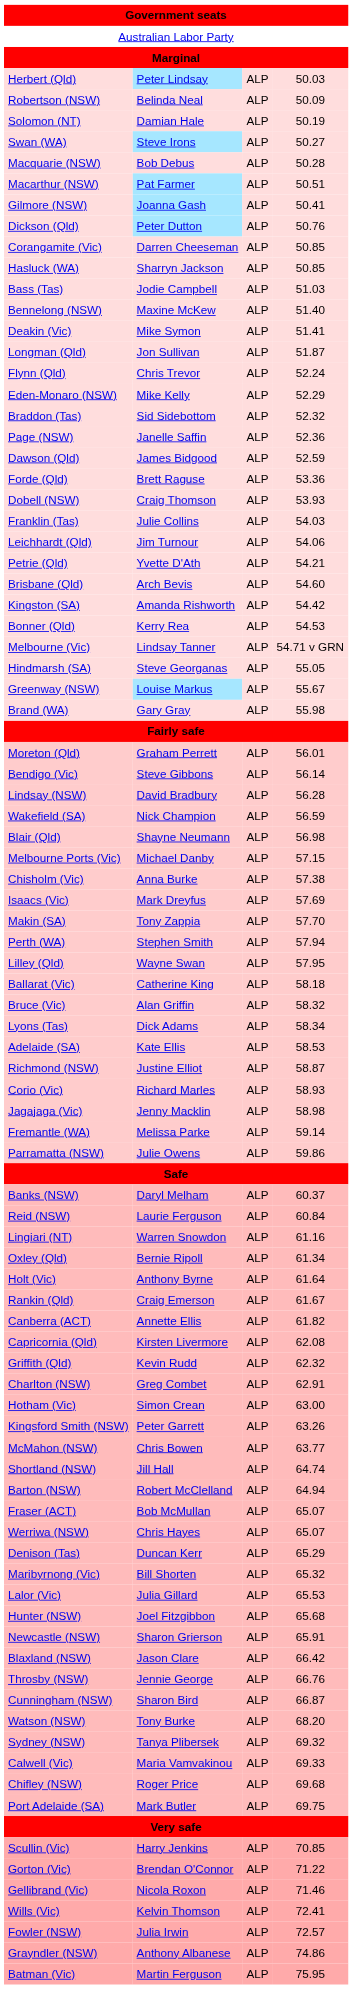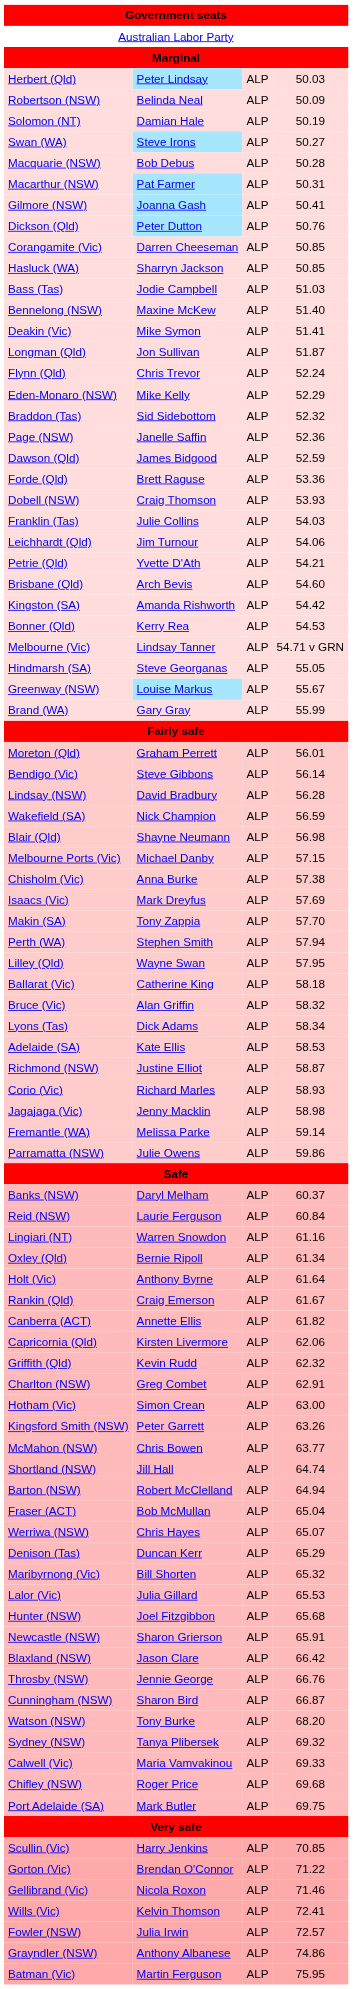(310, 184) 50.51 -> (310, 184) 50.31
(310, 710) 55.98 -> (310, 710) 55.99
(310, 1342) 62.08 -> (310, 1342) 62.06
(310, 1510) 65.07 -> (310, 1510) 65.04
